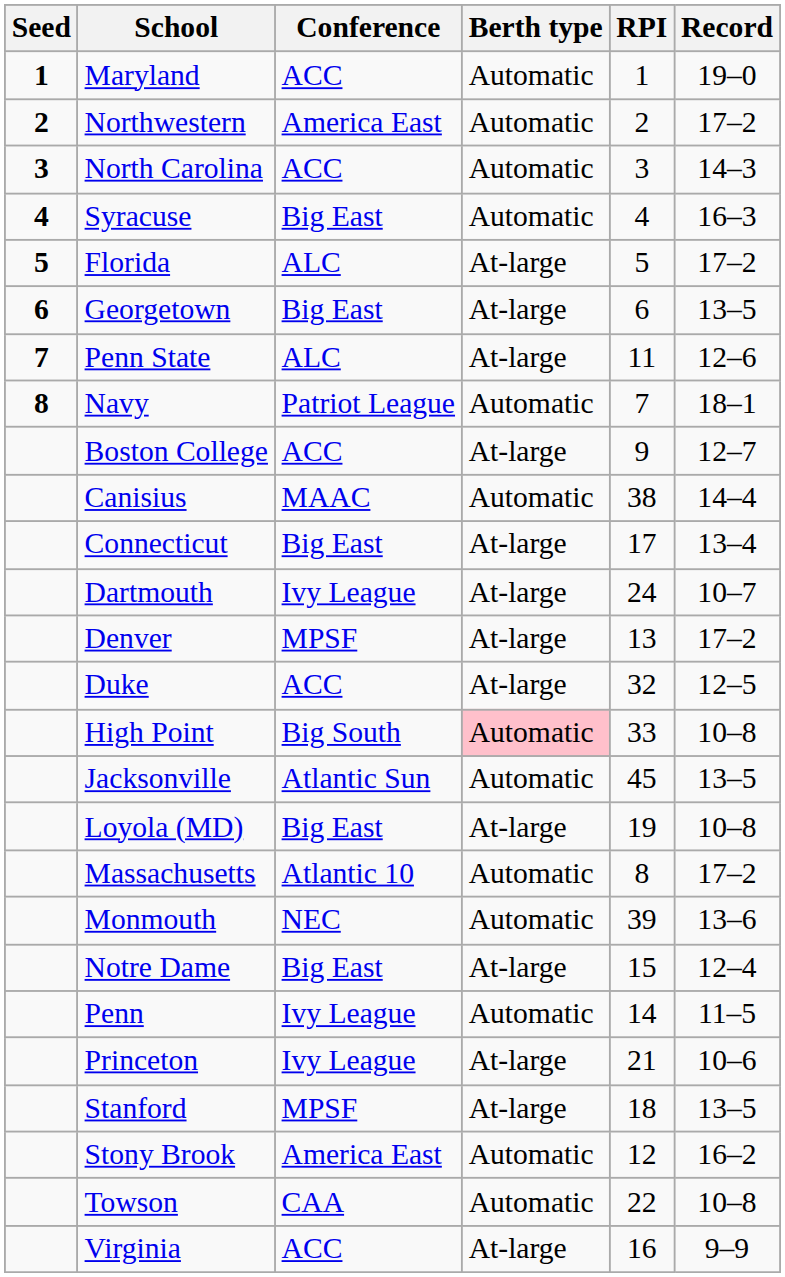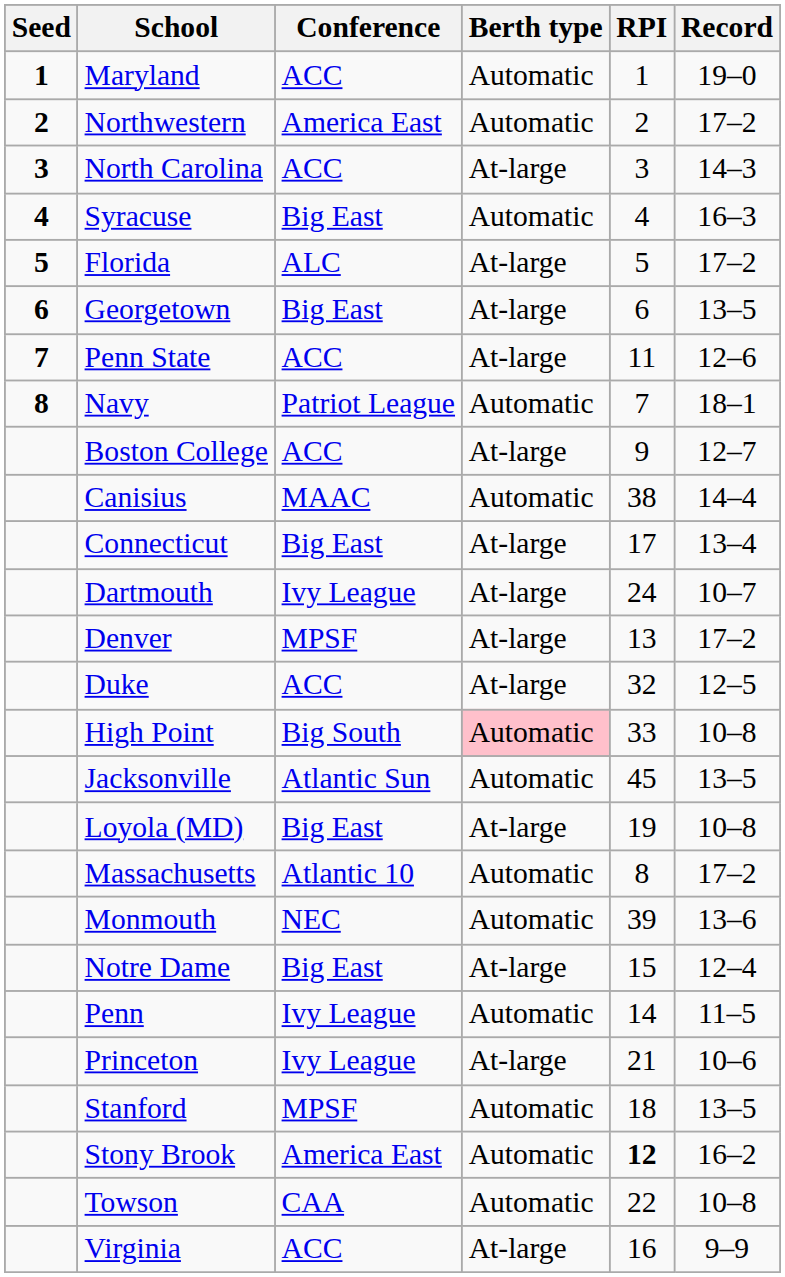(531, 168) Automatic -> (518, 168) At-large
(311, 356) ALC -> (312, 356) ACC
(518, 1107) At-large -> (531, 1107) Automatic
(642, 1154) normal -> (642, 1154) bold
